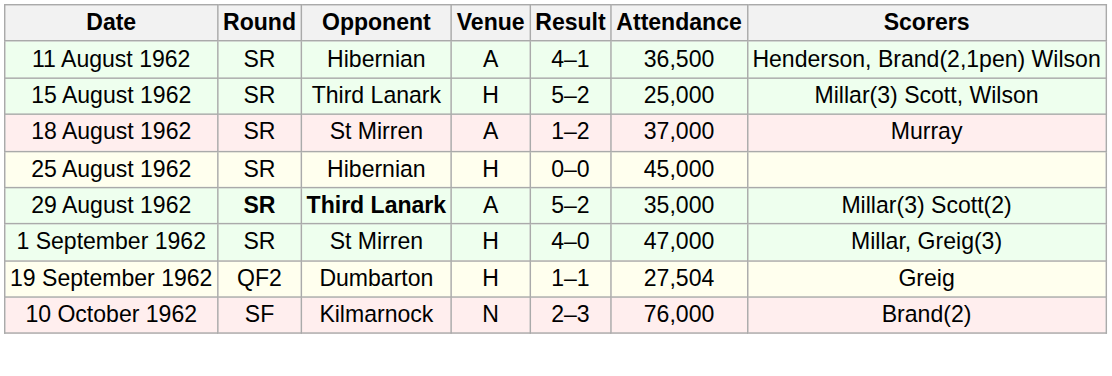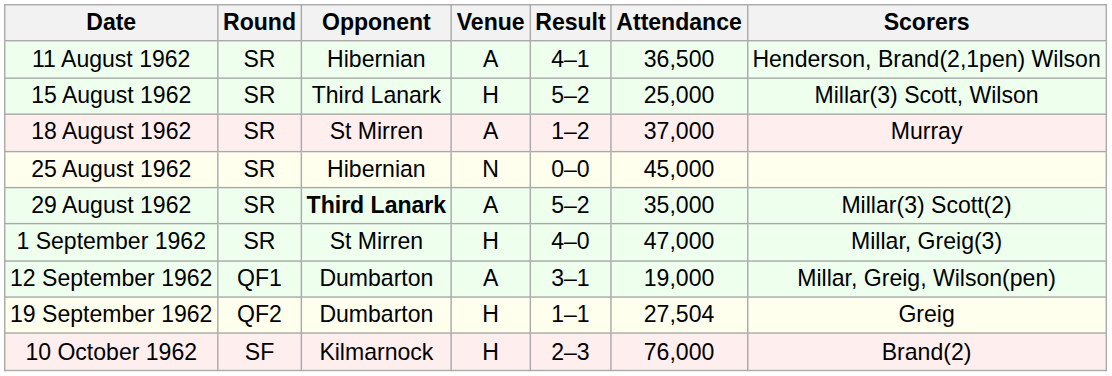(491, 168) H -> (491, 168) N
(259, 205) bold -> (259, 205) normal
+ row: (111, 278)
(491, 315) N -> (491, 351) H
